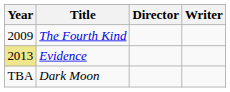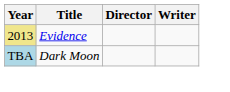- row: (83, 35)
(20, 76) no background -> (20, 55) lightblue background
